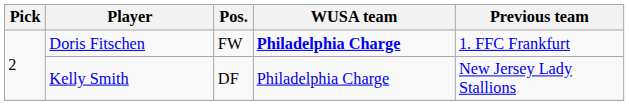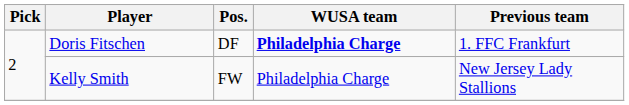(230, 43) FW -> (228, 43) DF
(228, 78) DF -> (230, 78) FW
